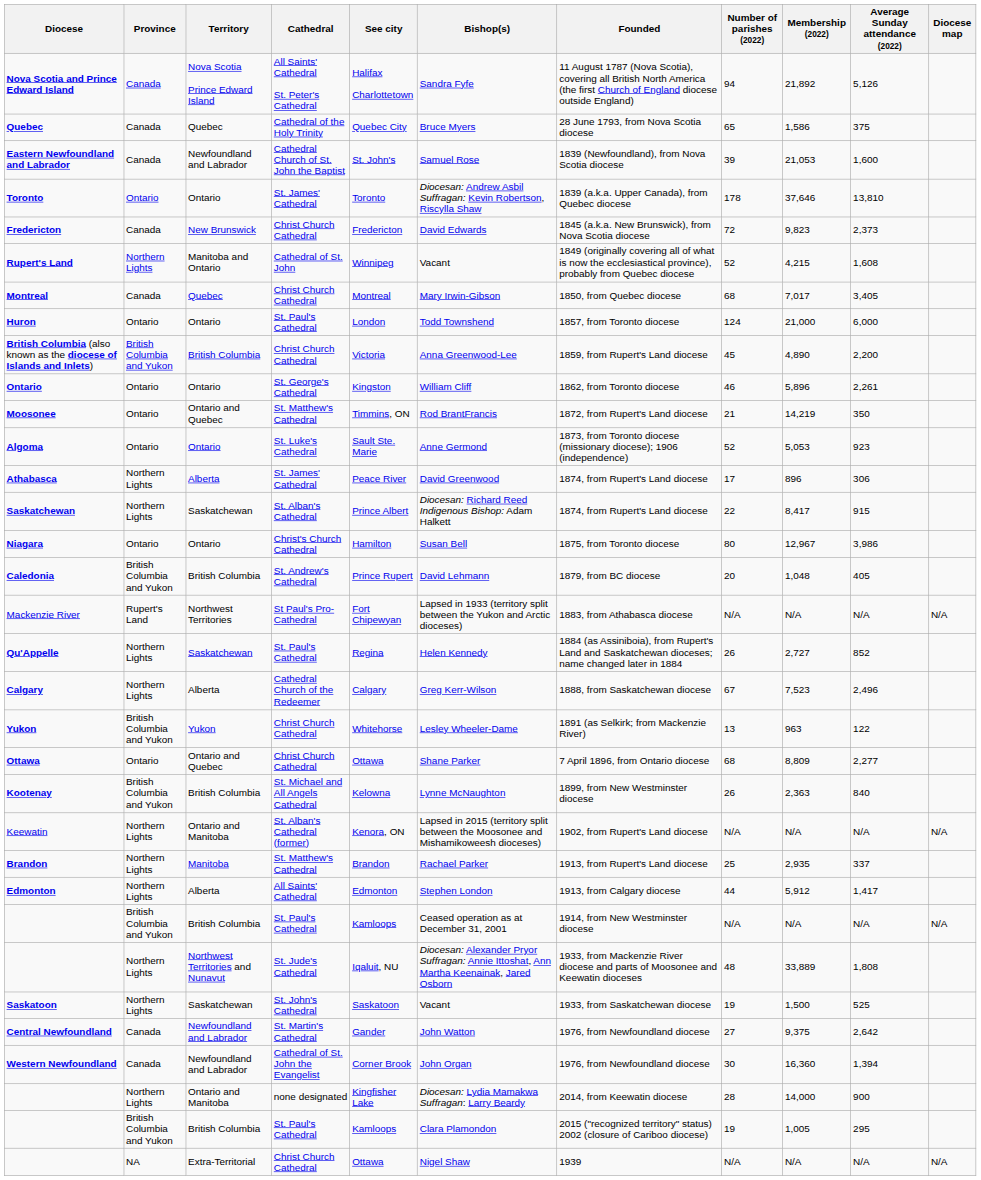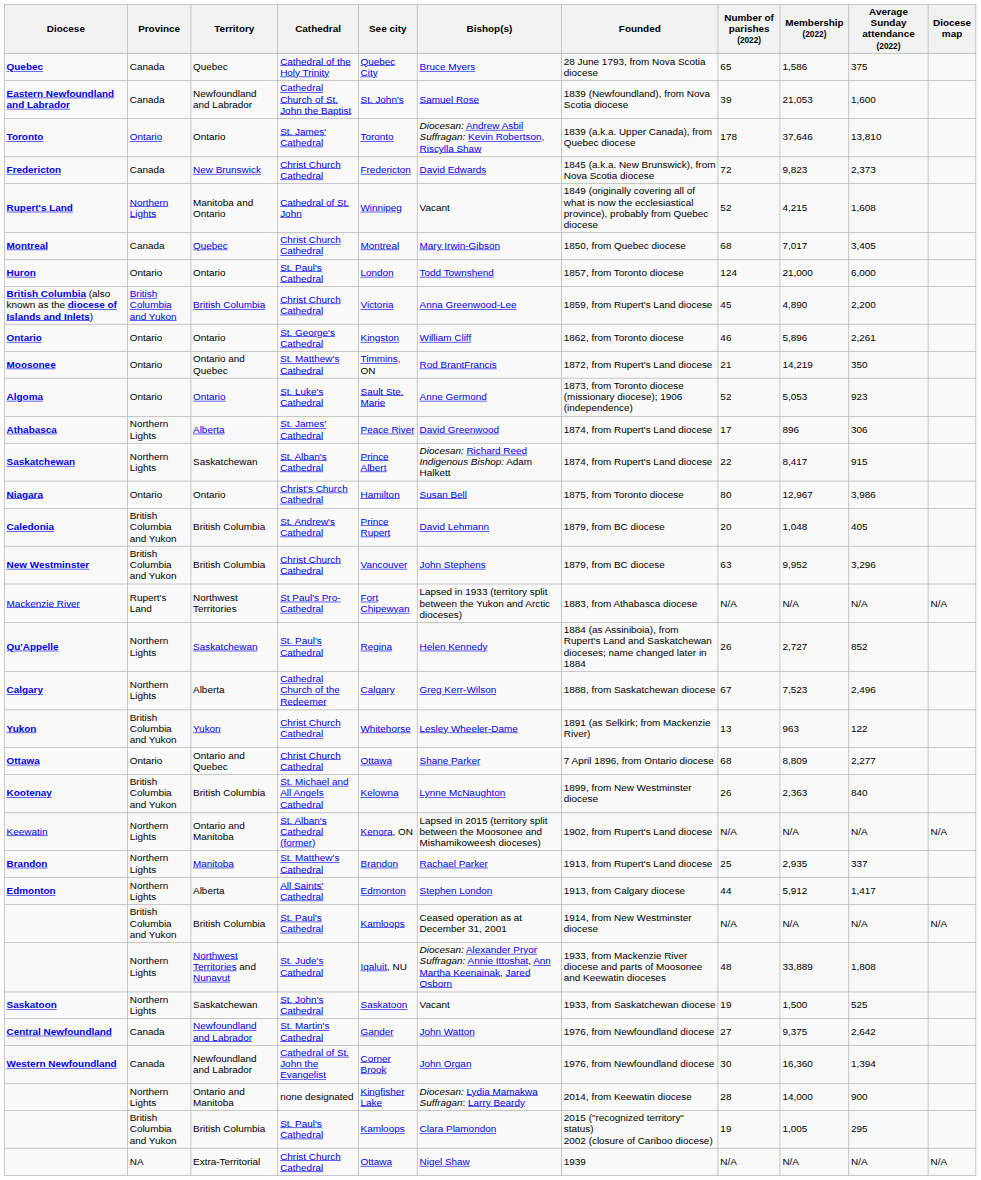- row: (62, 83)
+ row: (48, 565)
